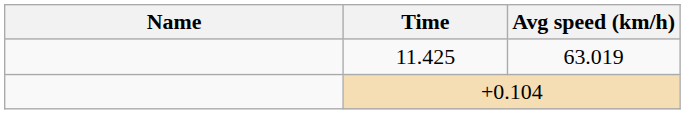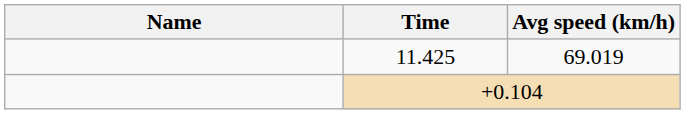(594, 56) 63.019 -> (594, 56) 69.019
